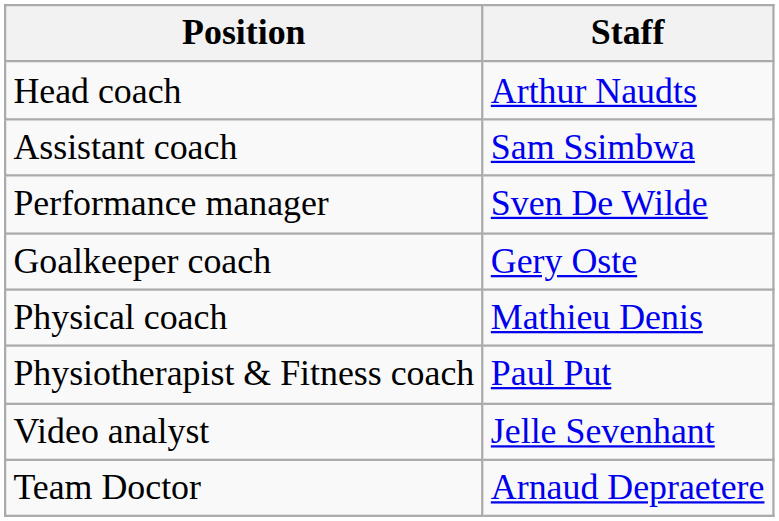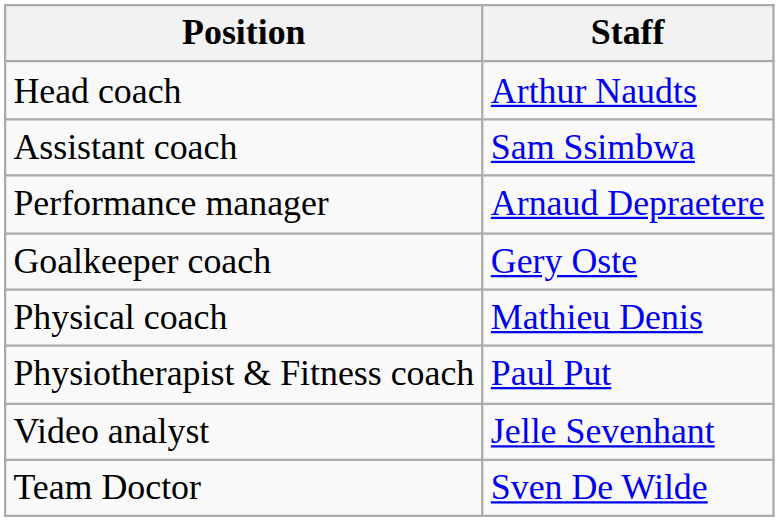(599, 203) Sven De Wilde -> (628, 203) Arnaud Depraetere
(628, 487) Arnaud Depraetere -> (599, 487) Sven De Wilde
